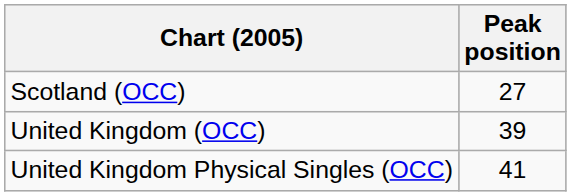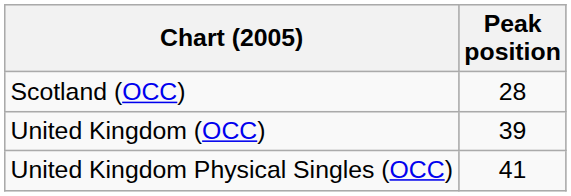(513, 91) 27 -> (513, 91) 28
